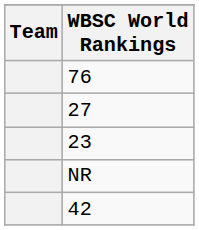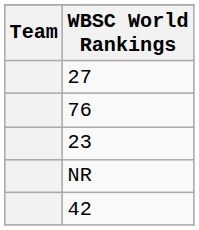rows swapped: (80, 110) <-> (80, 77)
